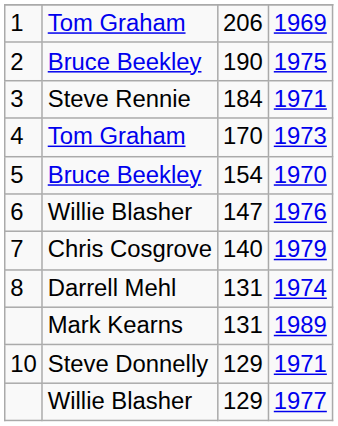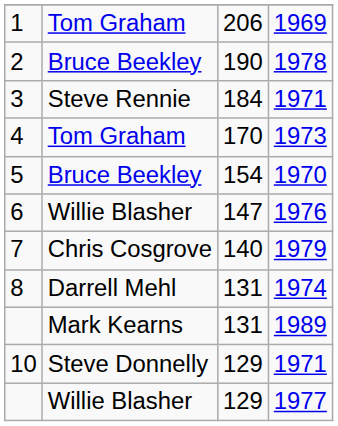(300, 61) 1975 -> (300, 61) 1978
